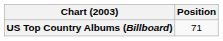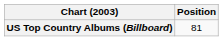(197, 28) 71 -> (197, 28) 81
